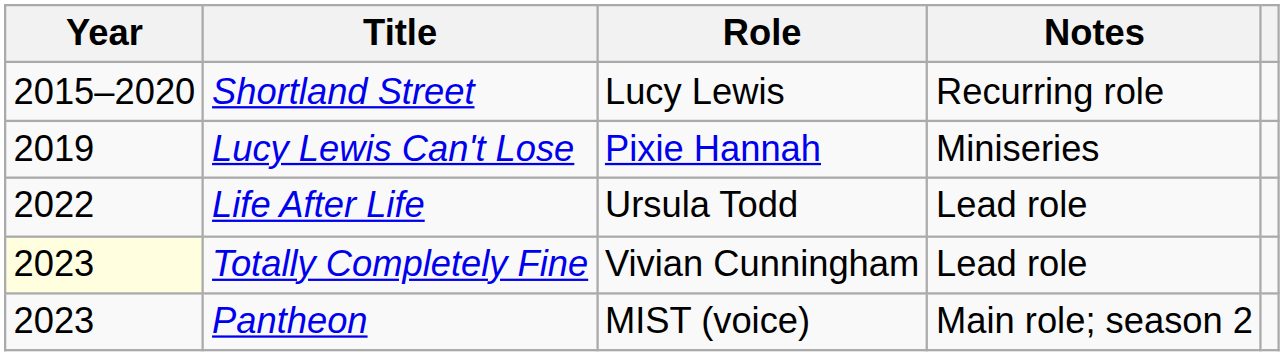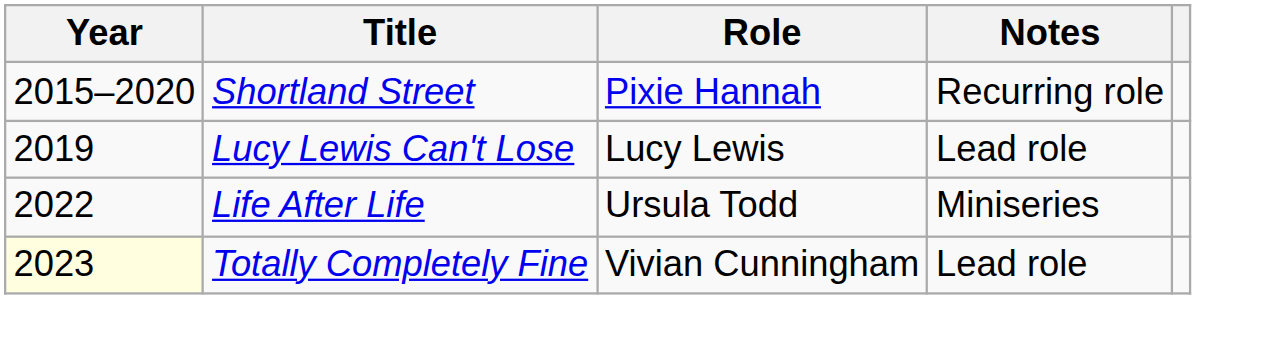(695, 90) Lucy Lewis -> (713, 90) Pixie Hannah
(713, 148) Pixie Hannah -> (695, 148) Lucy Lewis
(1018, 148) Miniseries -> (1012, 148) Lead role
(1012, 206) Lead role -> (1018, 206) Miniseries
- row: (290, 321)
